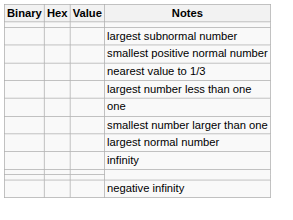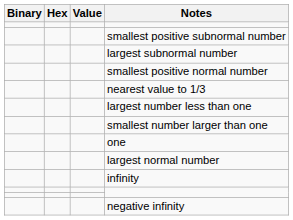+ row: (24, 36)
rows swapped: (24, 107) <-> (24, 125)
